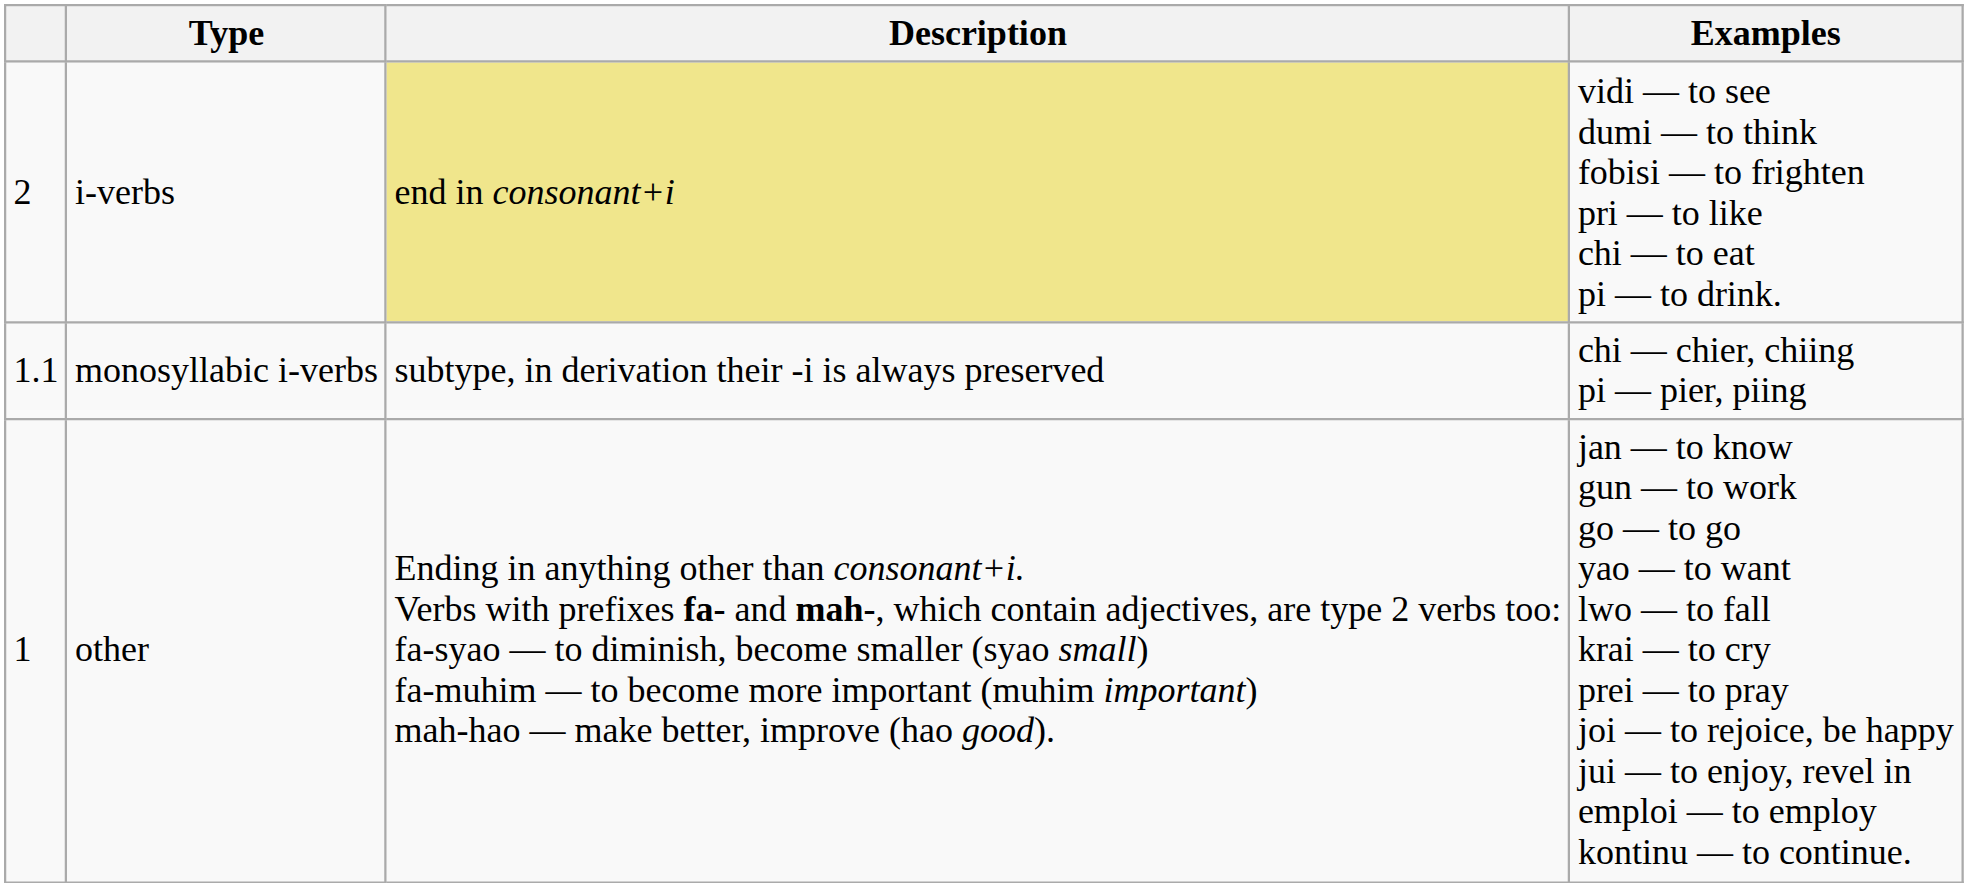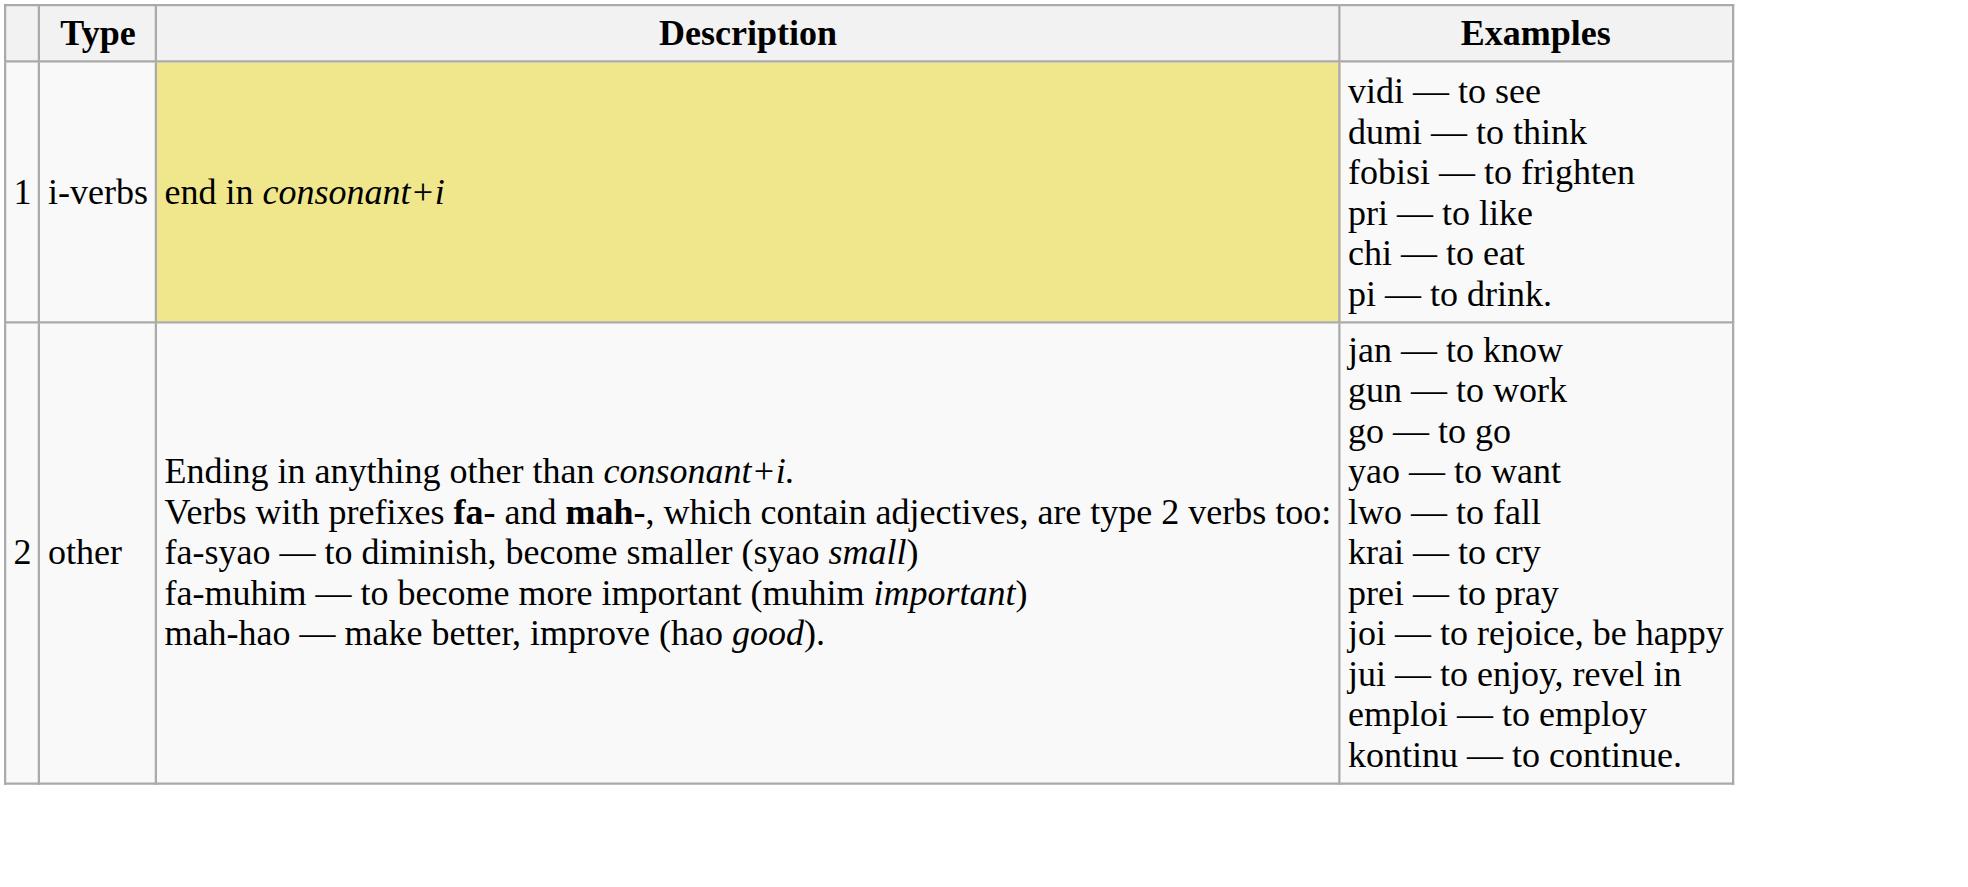(22, 191) 2 -> (22, 191) 1
- row: (226, 369)
(22, 649) 1 -> (22, 552) 2
